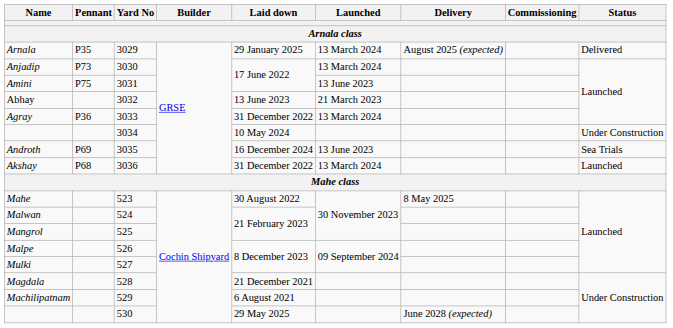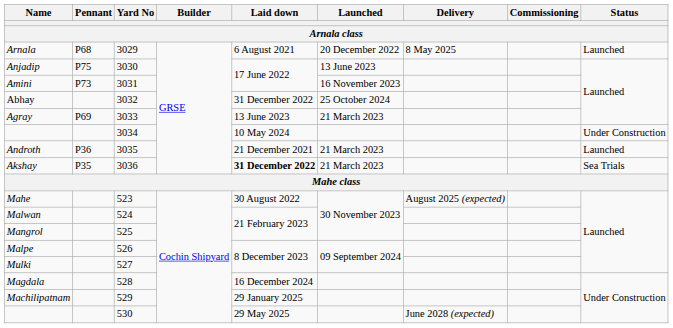(83, 50) P35 -> (83, 50) P68
(268, 50) 29 January 2025 -> (264, 50) 6 August 2021
(350, 50) 13 March 2024 -> (360, 50) 20 December 2022
(453, 50) August 2025 (expected) -> (431, 50) 8 May 2025
(602, 50) Delivered -> (604, 50) Launched
(83, 67) P73 -> (83, 67) P75
(350, 67) 13 March 2024 -> (348, 67) 13 June 2023
(83, 83) P75 -> (83, 83) P73
(346, 83) 13 June 2023 -> (360, 83) 16 November 2023
(262, 100) 13 June 2023 -> (273, 100) 31 December 2022
(350, 100) 21 March 2023 -> (355, 100) 25 October 2024
(83, 116) P36 -> (83, 116) P69
(273, 116) 31 December 2022 -> (262, 116) 13 June 2023
(350, 116) 13 March 2024 -> (352, 116) 21 March 2023
(83, 149) P69 -> (83, 149) P36
(273, 149) 16 December 2024 -> (273, 149) 21 December 2021
(346, 149) 13 June 2023 -> (352, 149) 21 March 2023
(602, 149) Sea Trials -> (604, 149) Launched
(83, 165) P68 -> (83, 165) P35
(273, 165) normal -> (275, 165) bold
(350, 165) 13 March 2024 -> (352, 165) 21 March 2023
(602, 165) Launched -> (604, 165) Sea Trials
(429, 198) 8 May 2025 -> (455, 198) August 2025 (expected)
(273, 281) 21 December 2021 -> (273, 281) 16 December 2024
(264, 297) 6 August 2021 -> (268, 297) 29 January 2025
